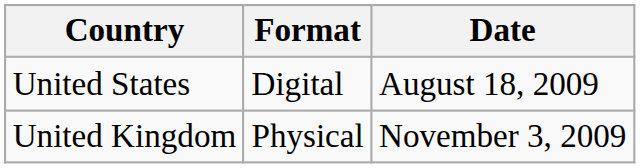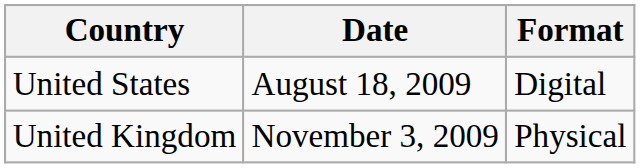columns swapped: (503, 30) <-> (308, 30)
